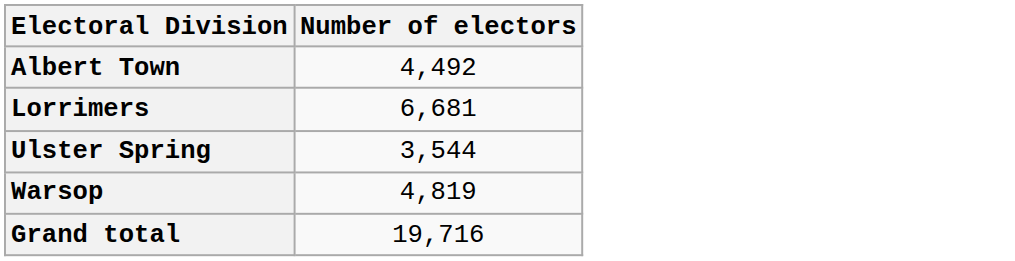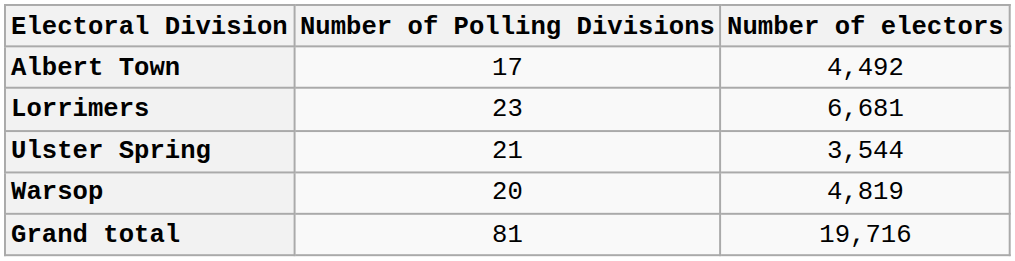+ column: (507, 26)
